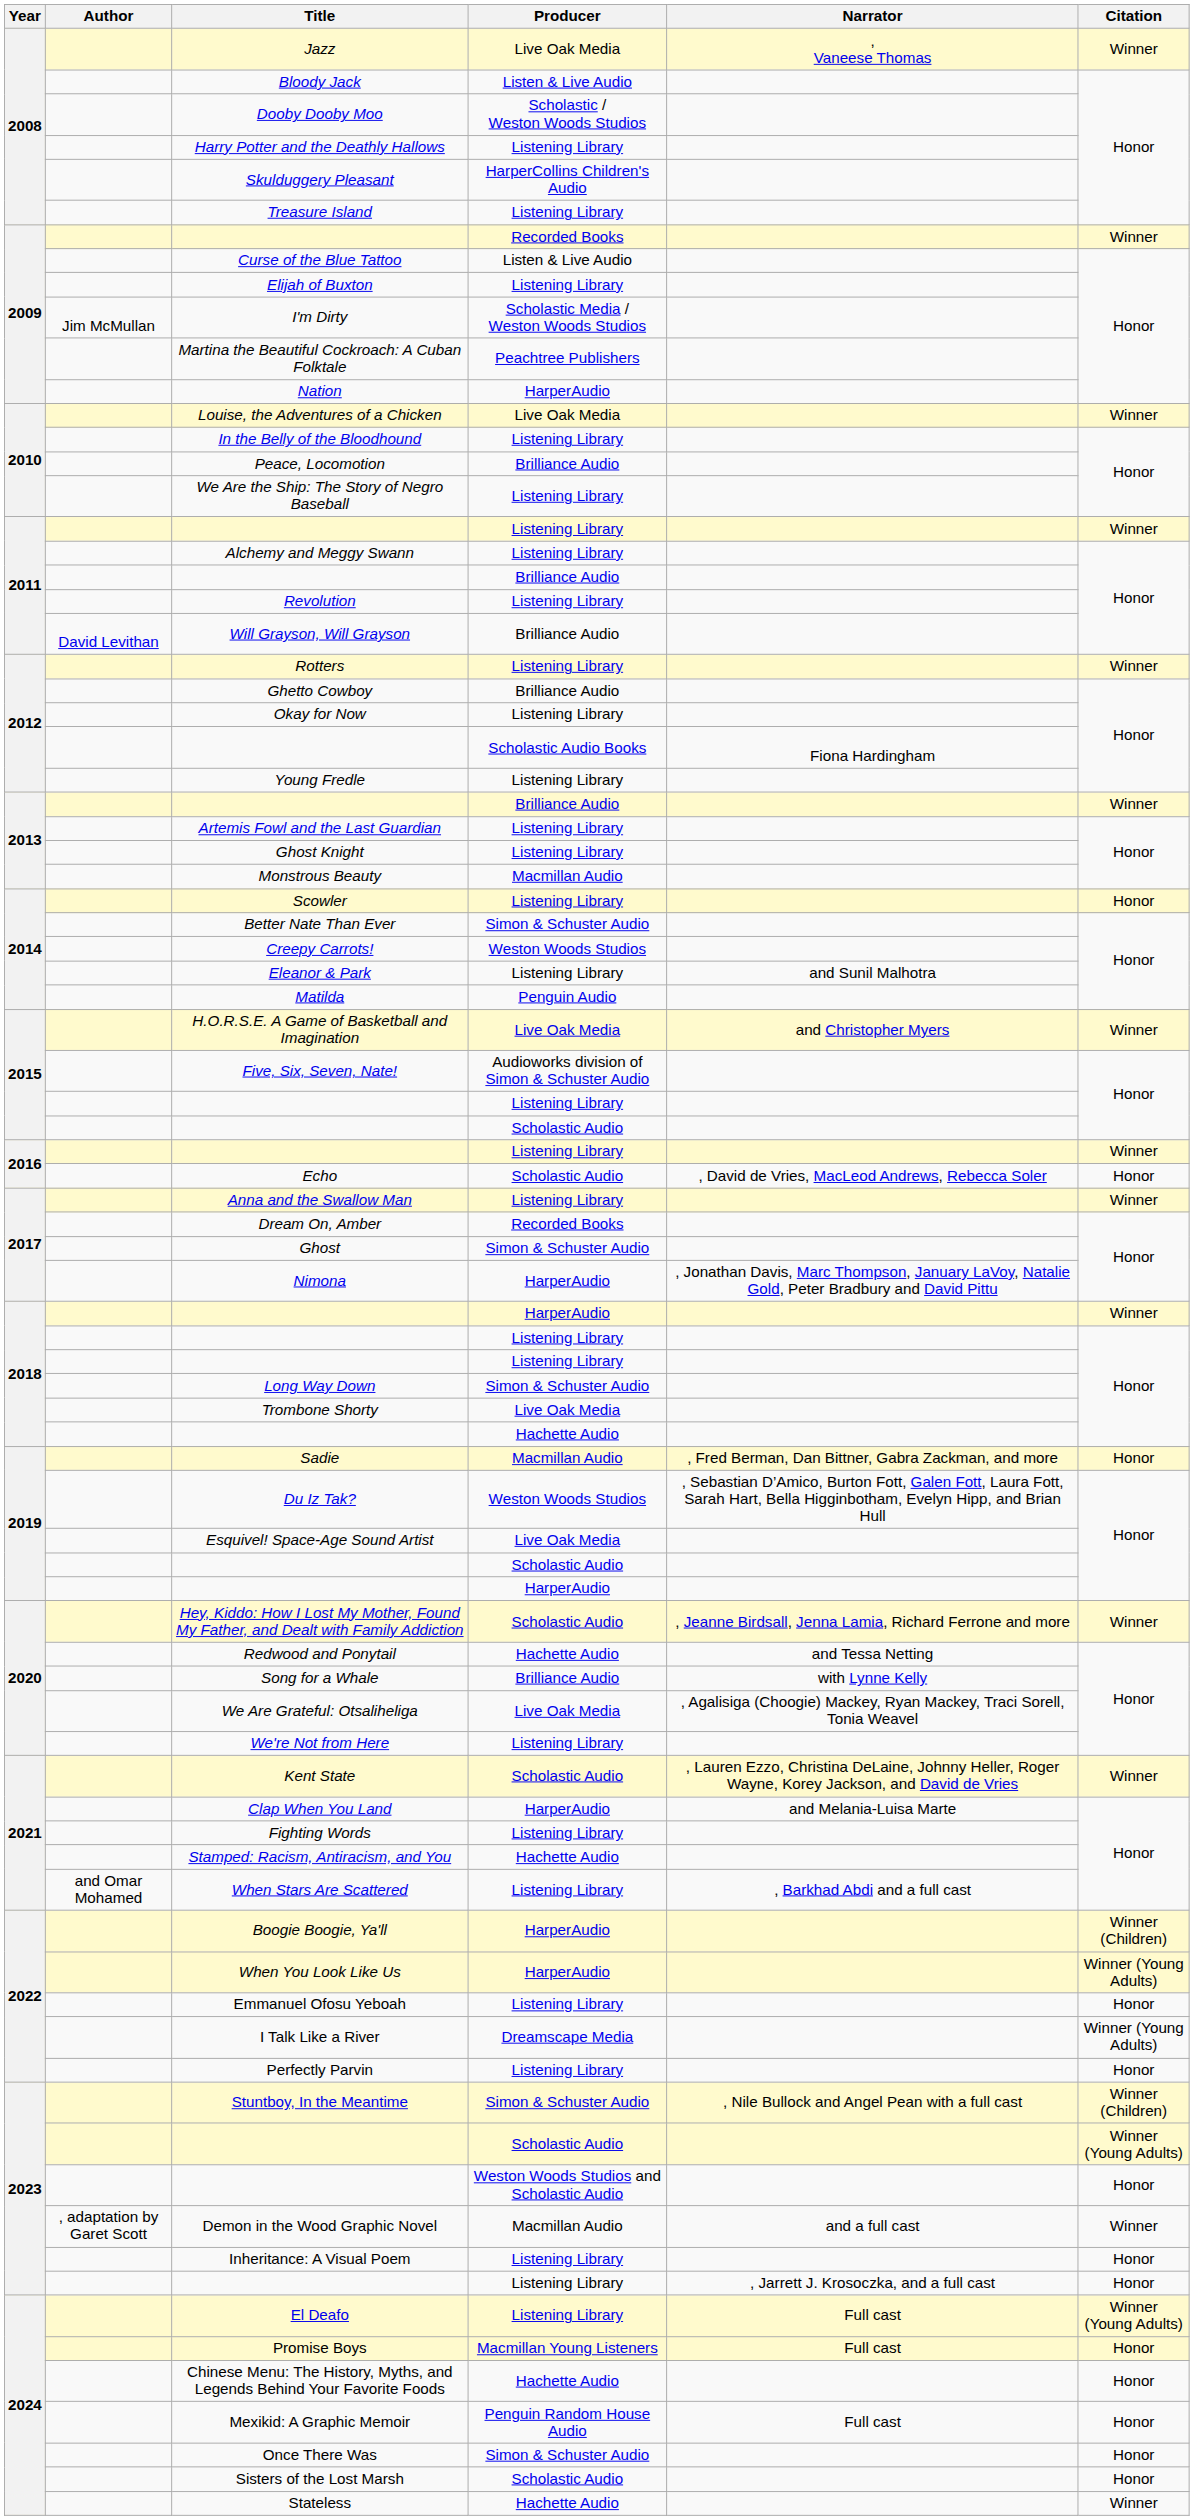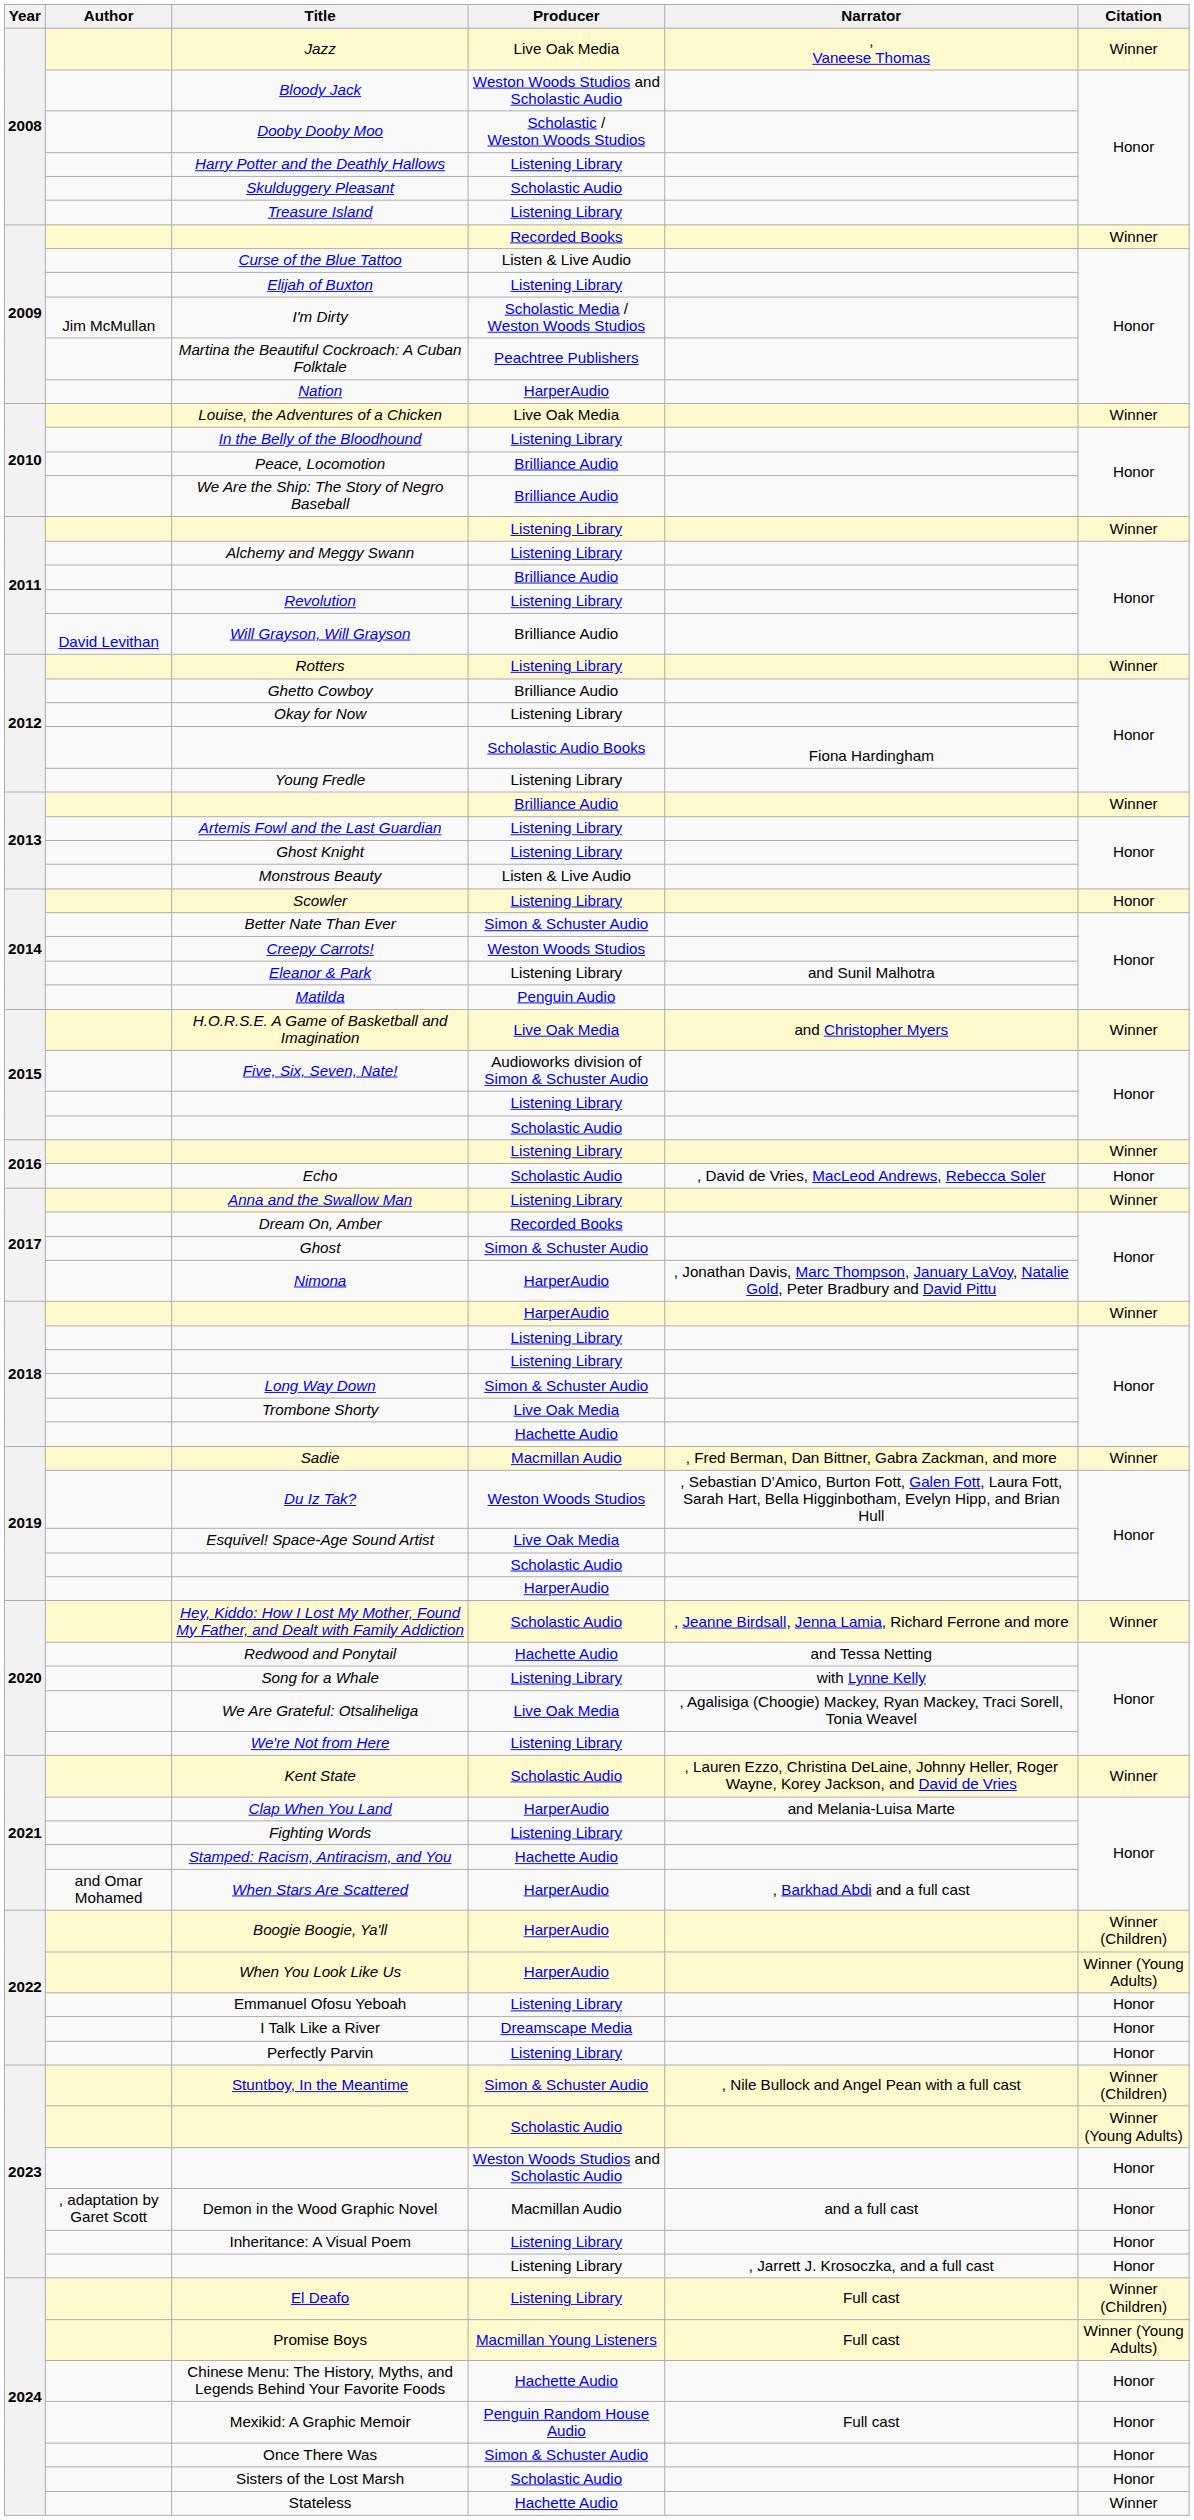(567, 81) Listen & Live Audio -> (566, 90) Weston Woods Studios and Scholastic Audio
(567, 179) HarperCollins Children's Audio -> (566, 188) Scholastic Audio
(567, 496) Listening Library -> (566, 496) Brilliance Audio
(567, 876) Macmillan Audio -> (566, 876) Listen & Live Audio
(1134, 1458) Honor -> (1134, 1458) Winner
(567, 1678) Brilliance Audio -> (566, 1678) Listening Library
(567, 1889) Listening Library -> (566, 1889) HarperAudio
(1134, 2037) Winner (Young Adults) -> (1134, 2028) Honor
(1134, 2226) Winner -> (1134, 2209) Honor
(1134, 2315) Winner (Young Adults) -> (1134, 2298) Winner (Children)
(1134, 2348) Honor -> (1134, 2339) Winner (Young Adults)
